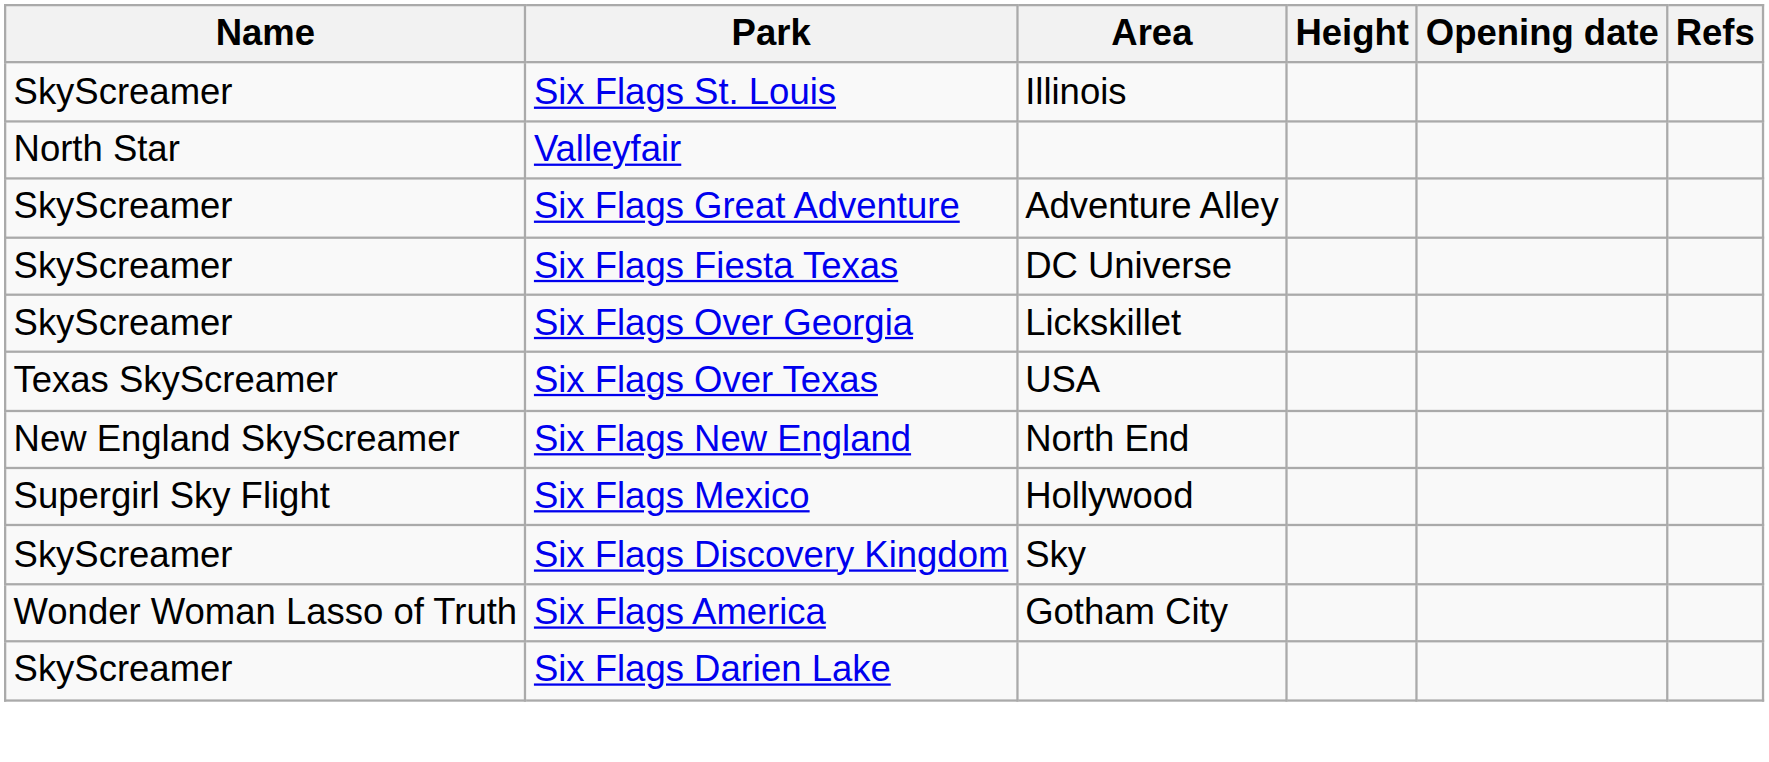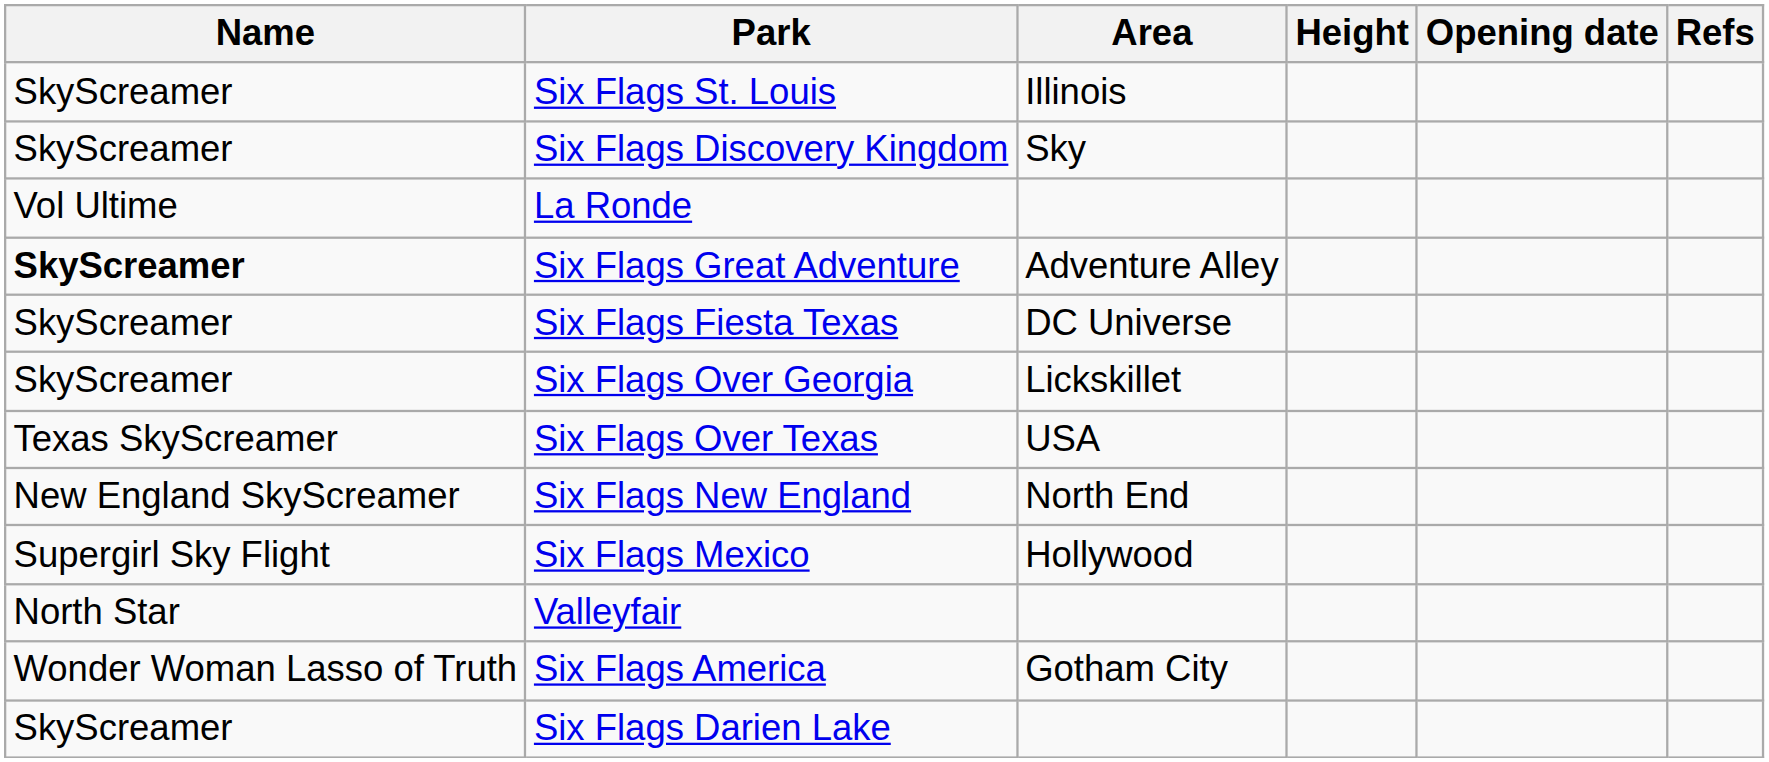rows swapped: (771, 554) <-> (608, 149)
+ row: (613, 206)
(123, 206) normal -> (129, 264) bold
